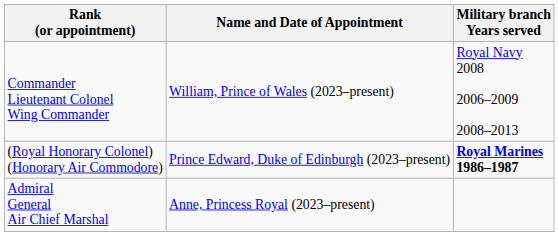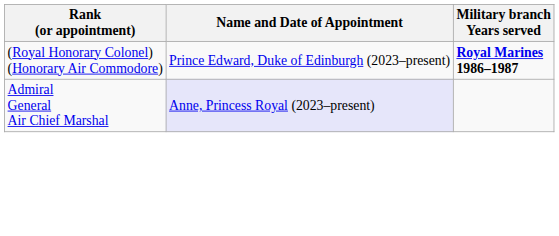- row: (61, 99)
(272, 204) no background -> (272, 105) lavender background
